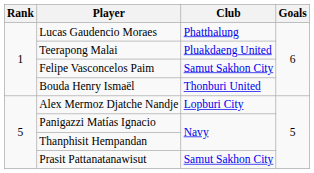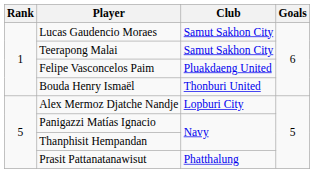(211, 31) Phatthalung -> (228, 31) Samut Sakhon City
(228, 50) Pluakdaeng United -> (228, 50) Samut Sakhon City
(228, 68) Samut Sakhon City -> (228, 68) Pluakdaeng United
(228, 159) Samut Sakhon City -> (211, 159) Phatthalung
